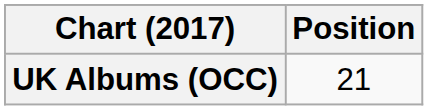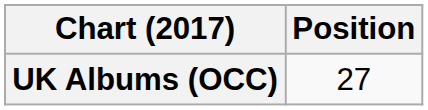(354, 78) 21 -> (354, 78) 27
